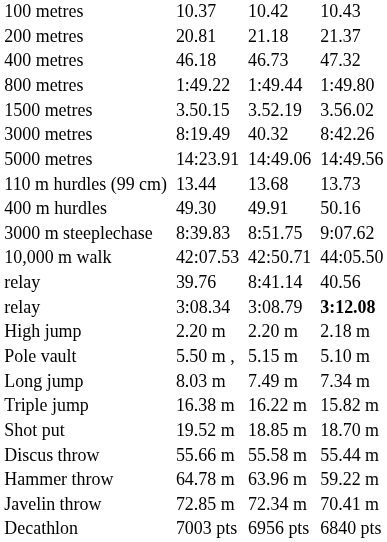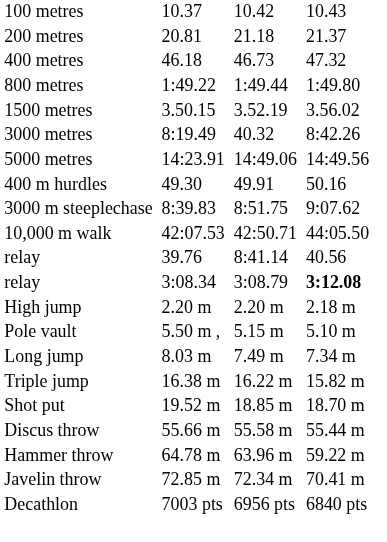- row: (86, 183)
